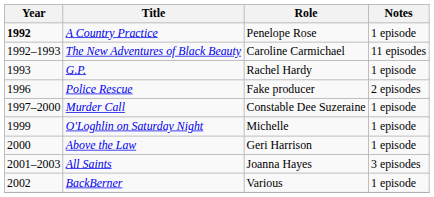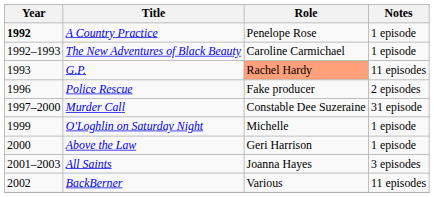(399, 51) 11 episodes -> (394, 51) 1 episode
(279, 70) no background -> (279, 70) lightsalmon background
(394, 70) 1 episode -> (399, 70) 11 episodes
(394, 107) 1 episode -> (397, 107) 31 episode
(394, 182) 1 episode -> (399, 182) 11 episodes
